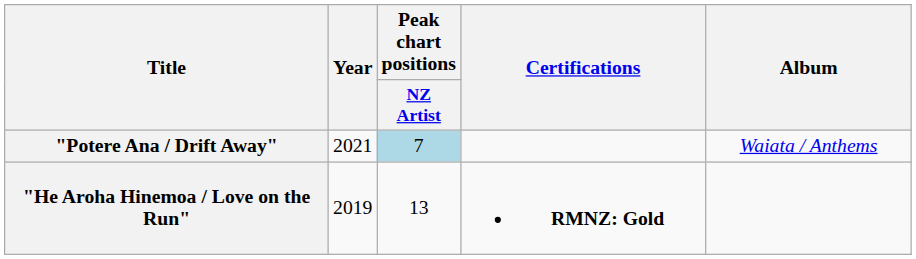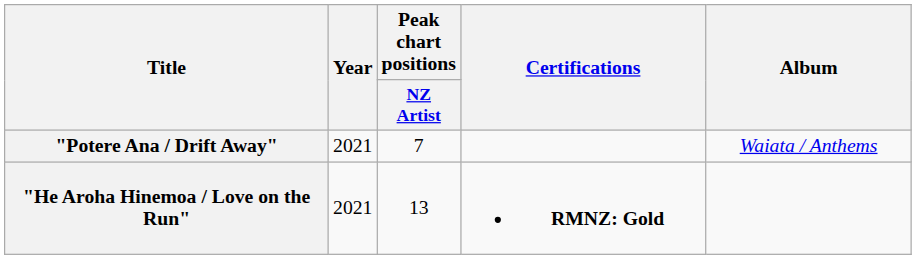(419, 145) lightblue background -> (419, 145) no background
(353, 207) 2019 -> (353, 207) 2021
